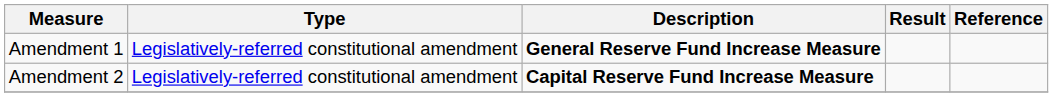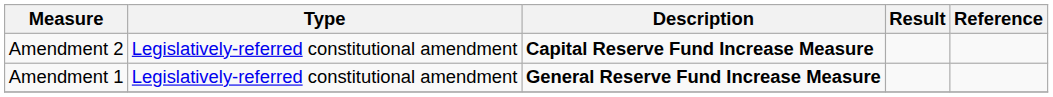rows swapped: (66, 48) <-> (66, 77)
